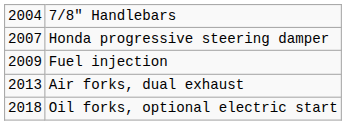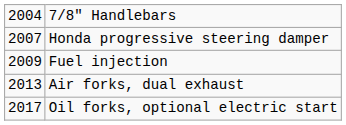(25, 108) 2018 -> (25, 108) 2017
